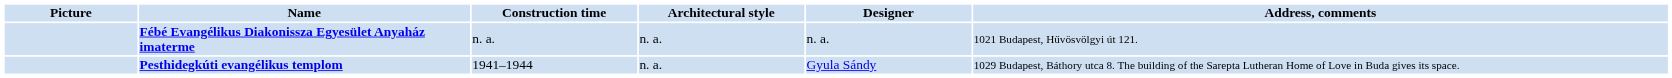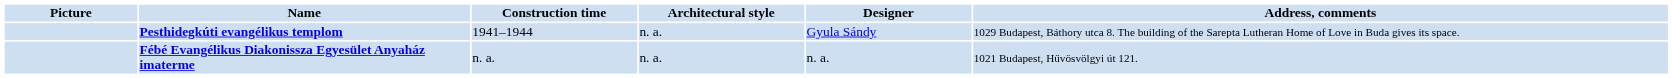rows swapped: (241, 65) <-> (282, 39)
